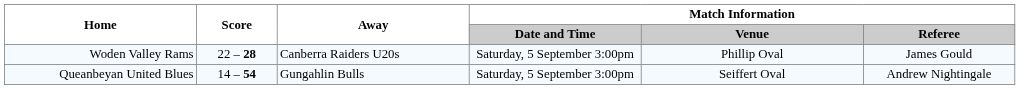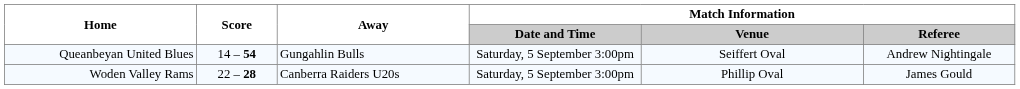rows swapped: (126, 74) <-> (142, 54)
